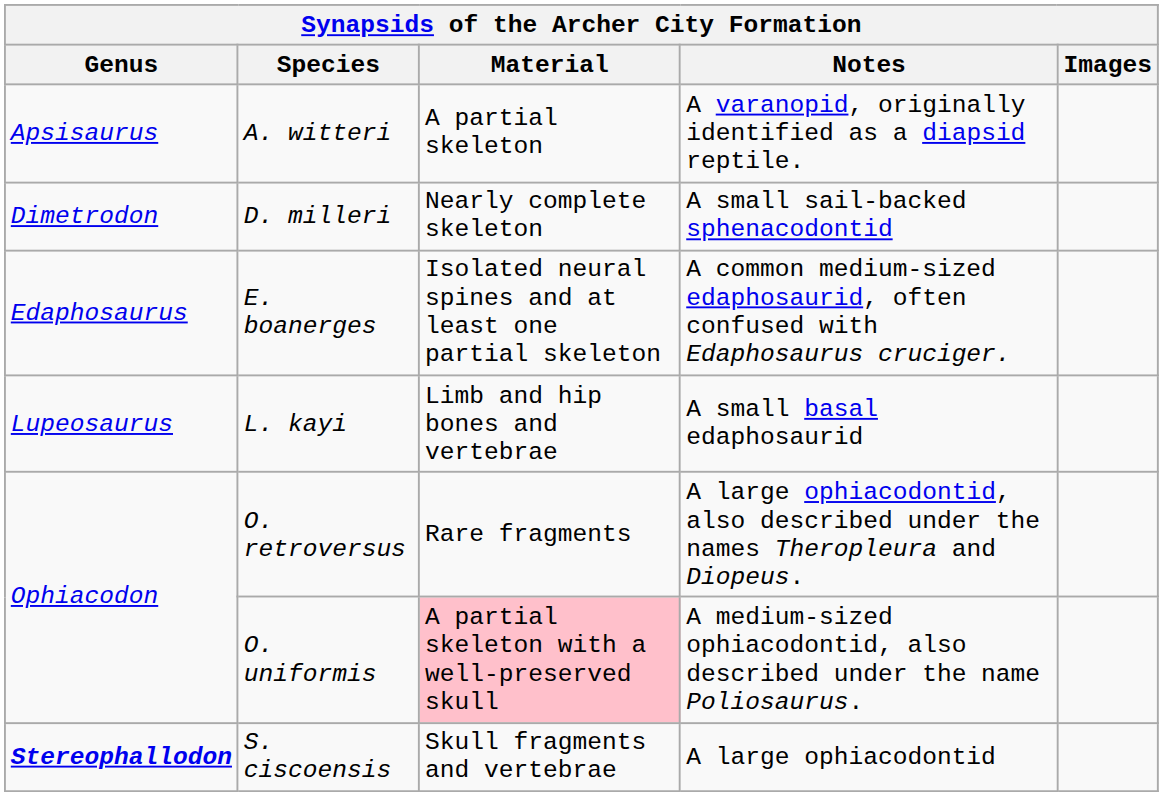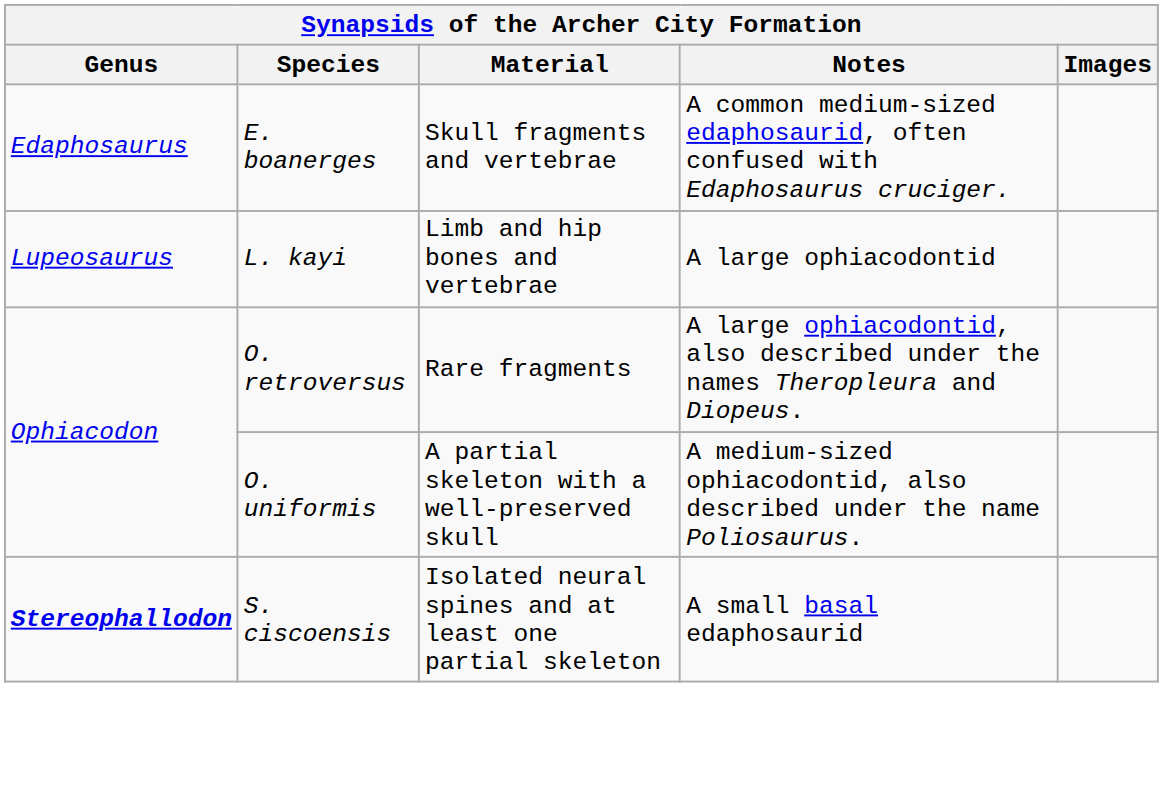- row: (317, 133)
- row: (317, 216)
(543, 313) Isolated neural spines and at least one partial skeleton -> (536, 148) Skull fragments and vertebrae
(782, 424) A small basal edaphosaurid -> (841, 259) A large ophiacodontid
(536, 660) pink background -> (536, 495) no background
(536, 756) Skull fragments and vertebrae -> (543, 620) Isolated neural spines and at least one partial skeleton
(841, 756) A large ophiacodontid -> (782, 620) A small basal edaphosaurid
